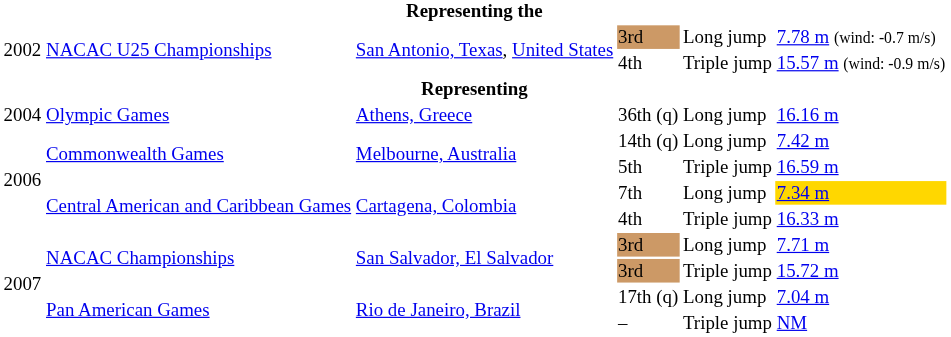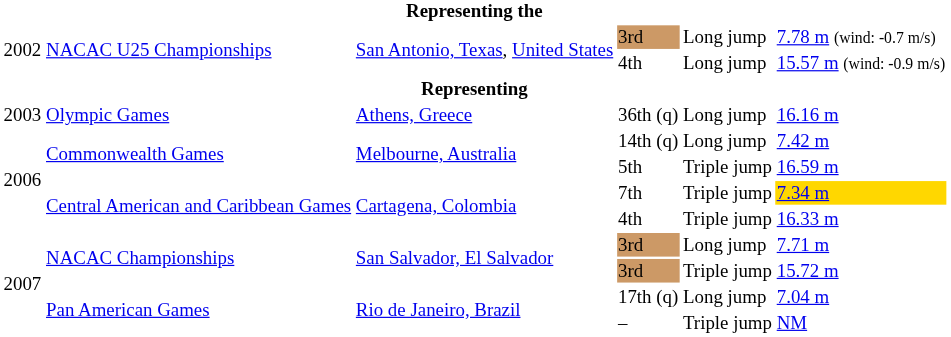(727, 62) Triple jump -> (725, 62) Long jump
(22, 114) 2004 -> (22, 114) 2003
(725, 192) Long jump -> (727, 192) Triple jump
